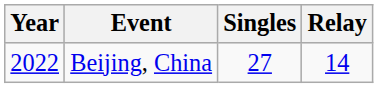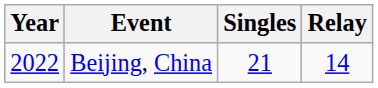(260, 62) 27 -> (260, 62) 21
